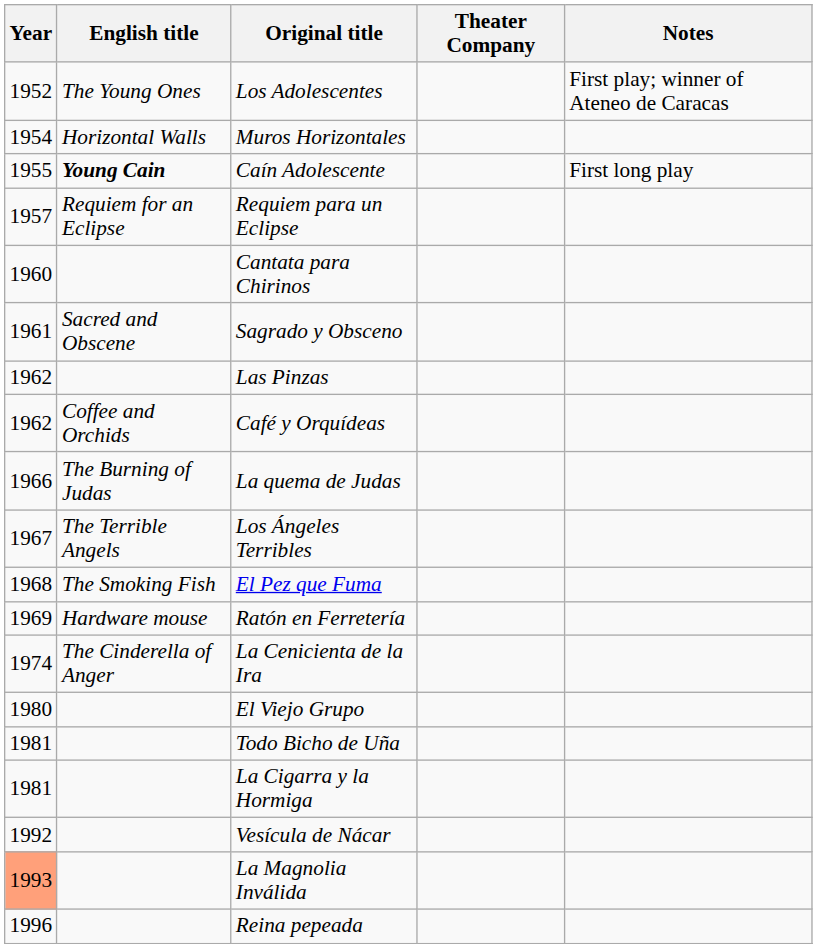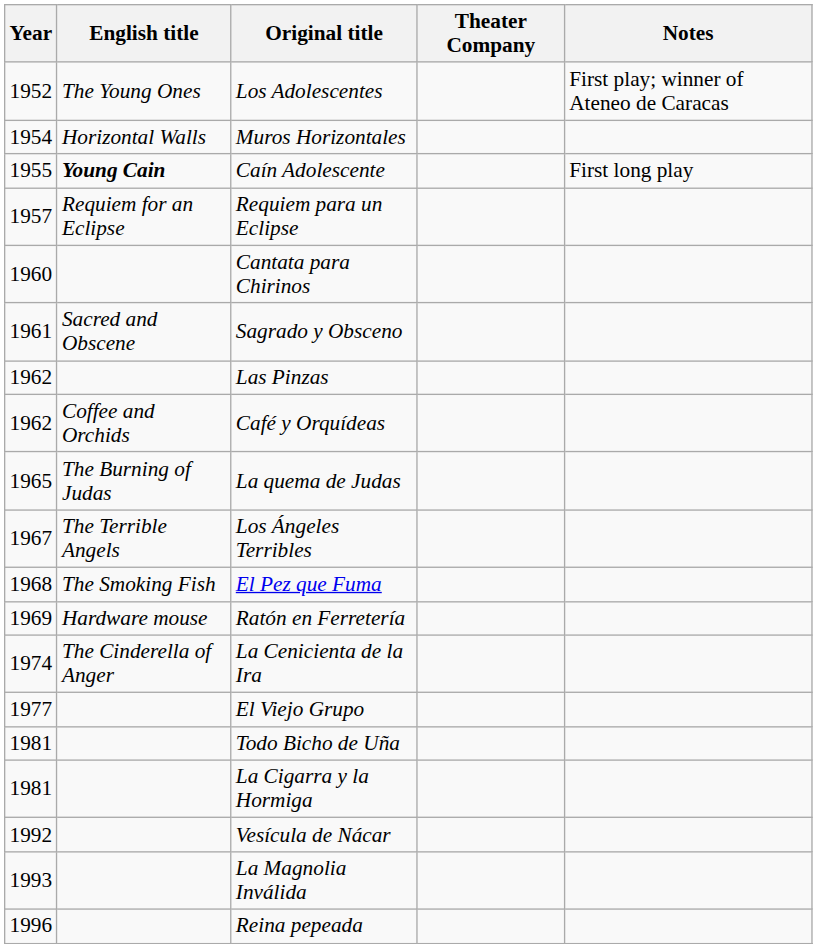(31, 480) 1966 -> (31, 480) 1965
(31, 709) 1980 -> (31, 709) 1977
(31, 880) lightsalmon background -> (31, 880) no background
